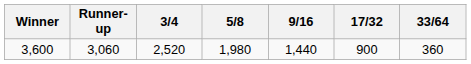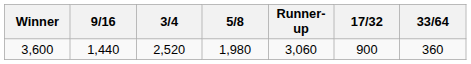columns swapped: (103, 21) <-> (301, 21)
